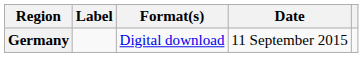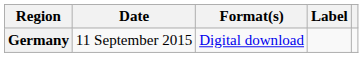columns swapped: (290, 16) <-> (94, 16)
